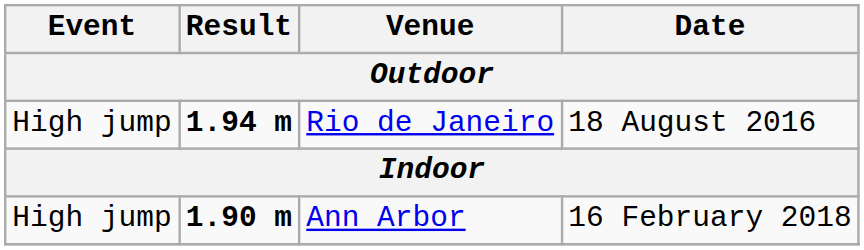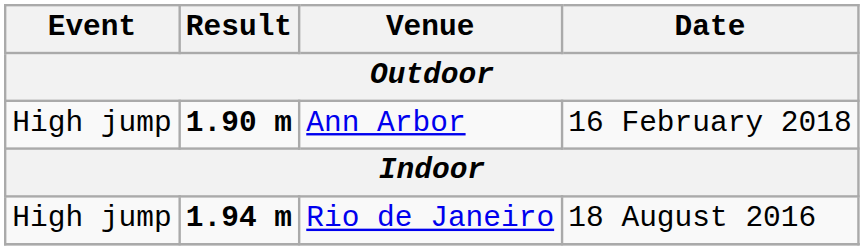rows swapped: (430, 125) <-> (386, 220)
